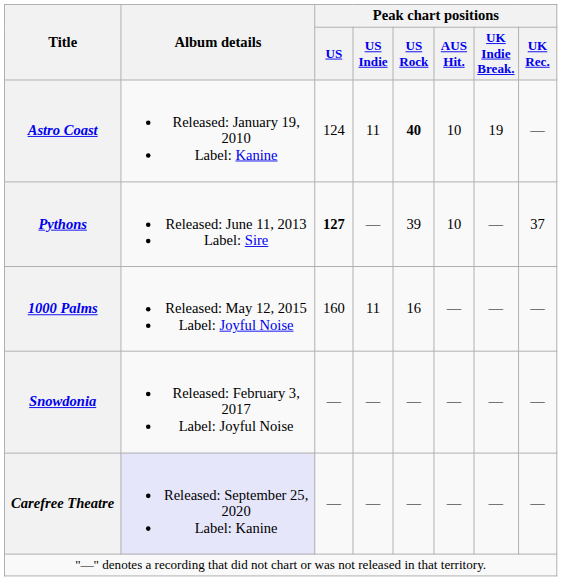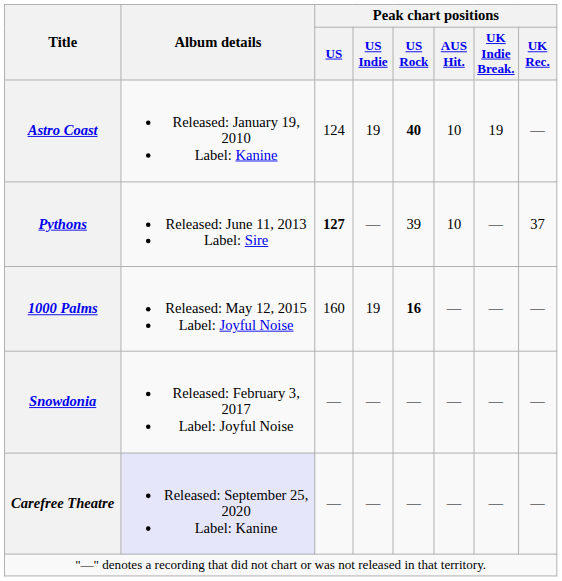(373, 130) 11 -> (373, 130) 19
(373, 308) 11 -> (373, 308) 19
(414, 308) normal -> (414, 308) bold
